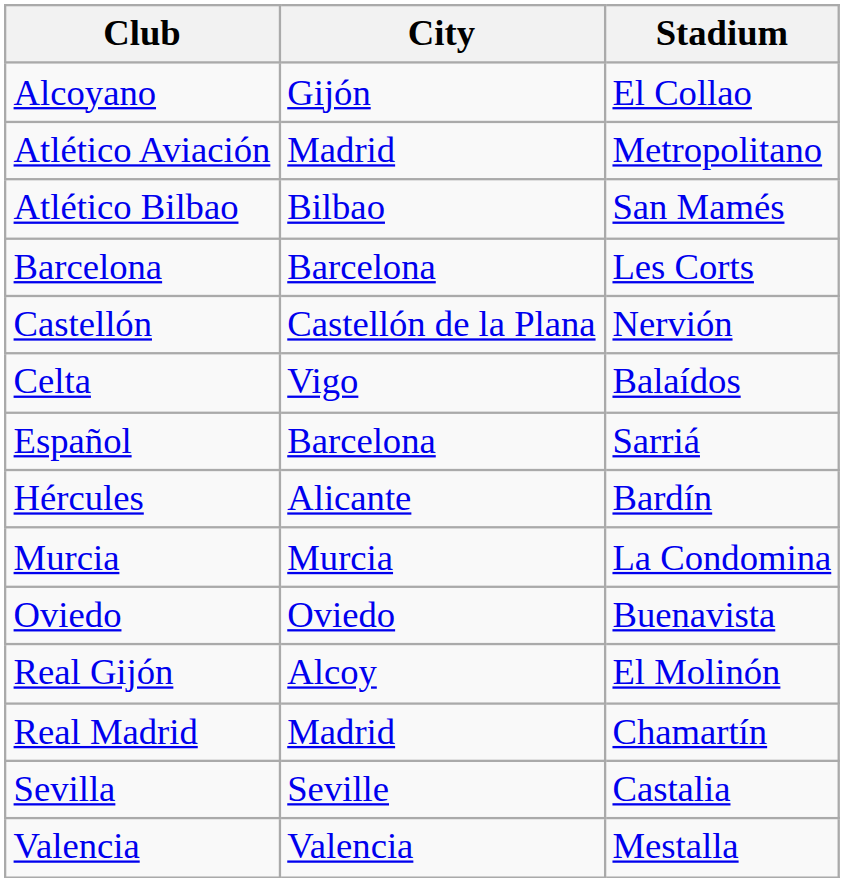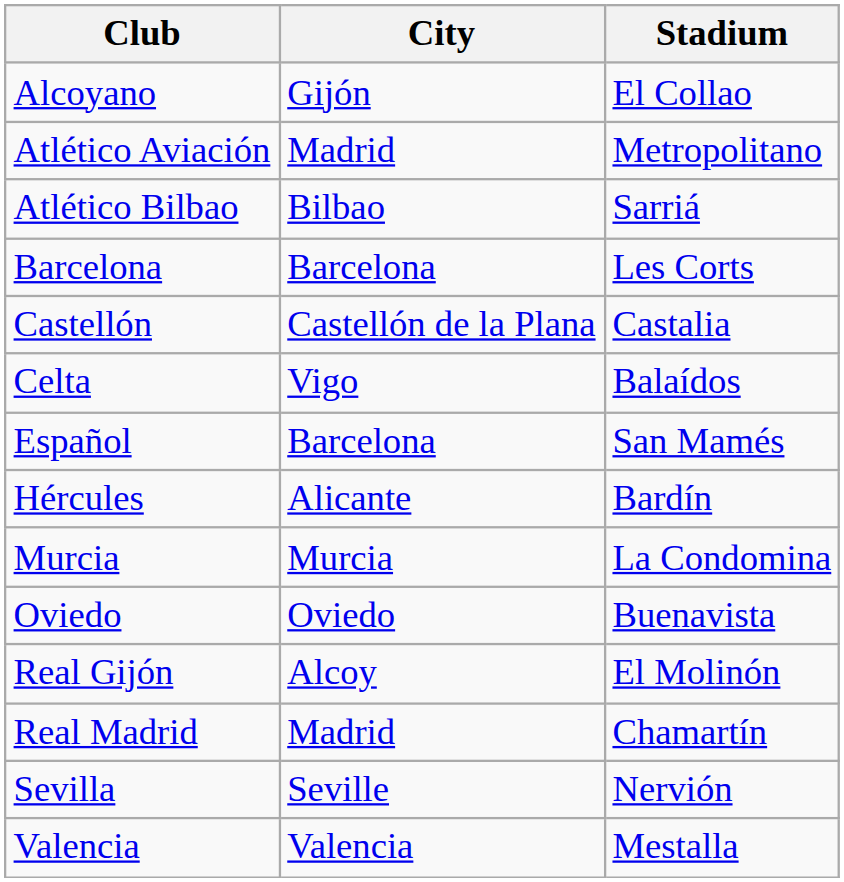(698, 207) San Mamés -> (656, 207) Sarriá
(673, 324) Nervión -> (671, 324) Castalia
(656, 440) Sarriá -> (698, 440) San Mamés
(671, 788) Castalia -> (673, 788) Nervión
